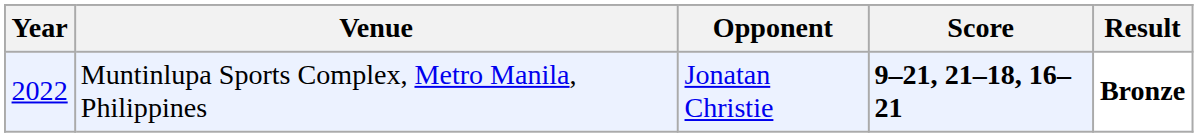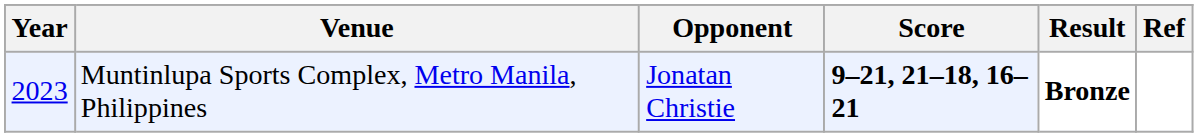+ column: (1164, 28)
(40, 90) 2022 -> (40, 90) 2023
